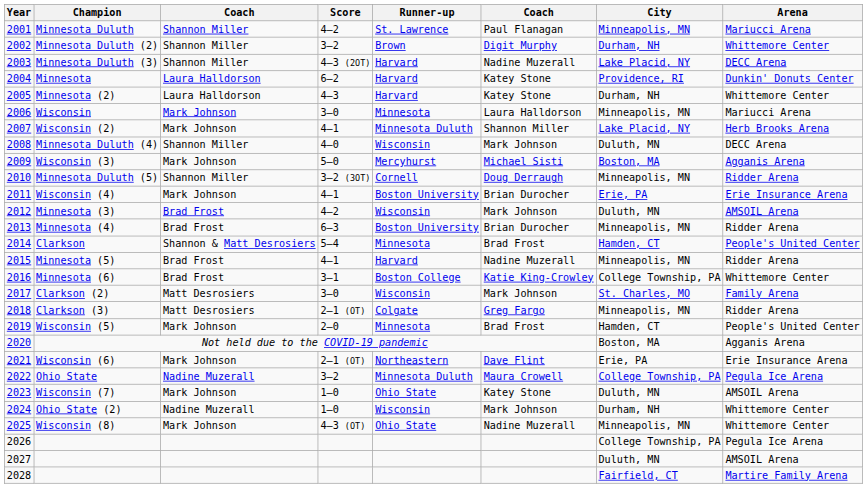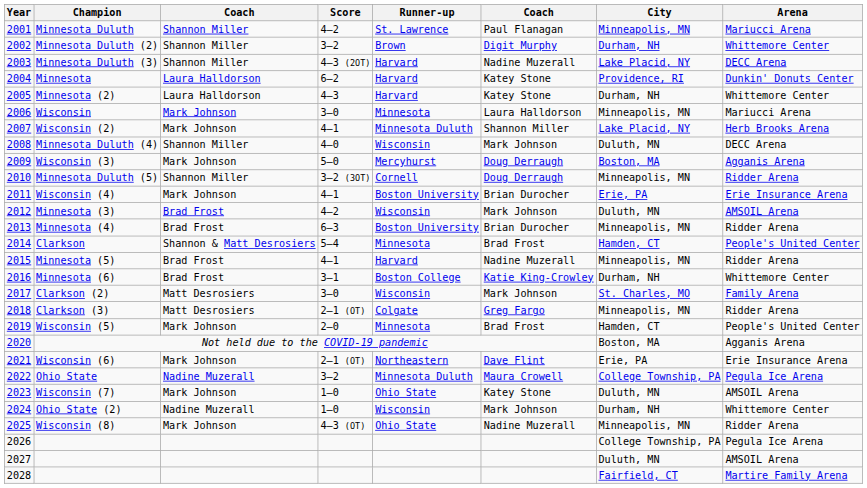(523, 161) Michael Sisti -> (523, 161) Doug Derraugh
(660, 277) College Township, PA -> (629, 277) Durham, NH
(777, 426) Whittemore Center -> (762, 426) Ridder Arena
